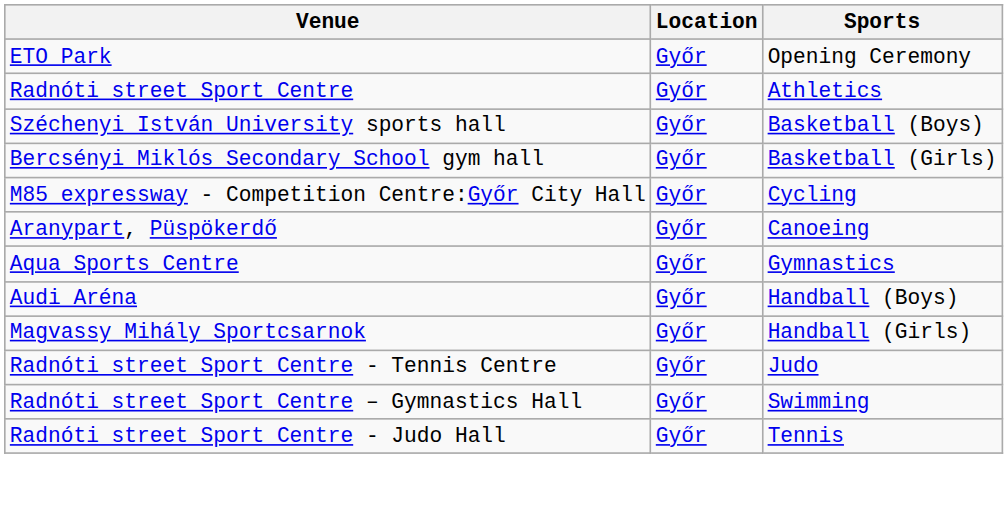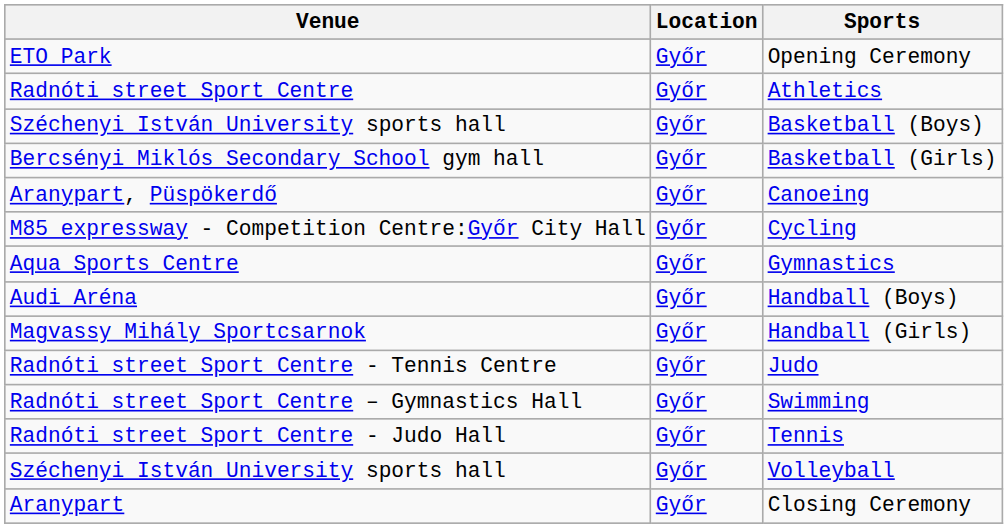rows swapped: (819, 229) <-> (812, 195)
+ row: (831, 471)
+ row: (869, 506)
